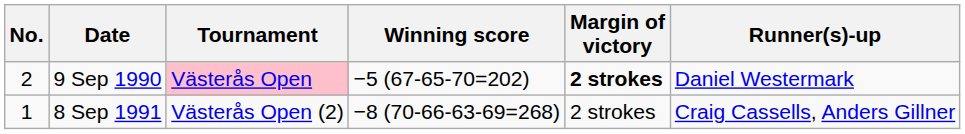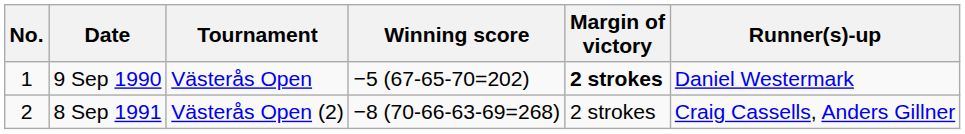(27, 79) 2 -> (27, 79) 1
(242, 79) pink background -> (242, 79) no background
(27, 112) 1 -> (27, 112) 2
